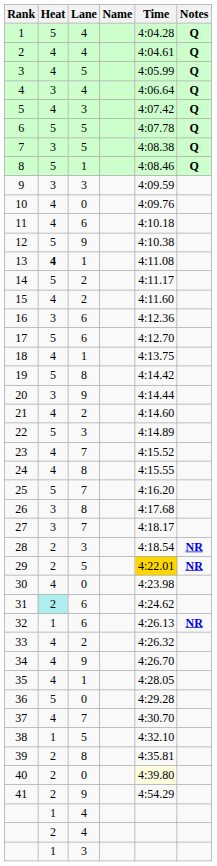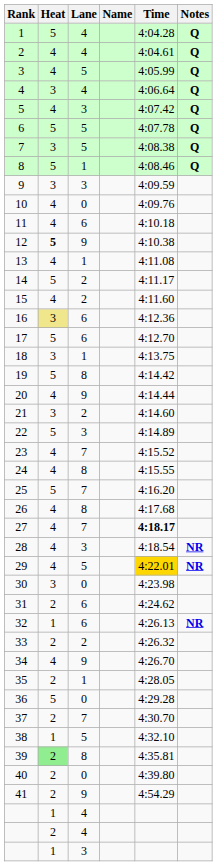(53, 242) normal -> (53, 242) bold
(53, 261) bold -> (53, 261) normal
(53, 318) no background -> (53, 318) khaki background
(53, 356) 4 -> (53, 356) 3
(53, 394) 3 -> (53, 394) 4
(53, 413) 4 -> (53, 413) 3
(53, 508) 3 -> (53, 508) 4
(53, 527) 3 -> (53, 527) 4
(156, 527) normal -> (156, 527) bold
(53, 546) 2 -> (53, 546) 4
(53, 565) 2 -> (53, 565) 4
(53, 584) 4 -> (53, 584) 3
(53, 603) paleturquoise background -> (53, 603) no background
(53, 642) 4 -> (53, 642) 2
(53, 680) 4 -> (53, 680) 2
(53, 718) 4 -> (53, 718) 2
(53, 756) no background -> (53, 756) lightgreen background
(156, 775) lightyellow background -> (156, 775) no background
